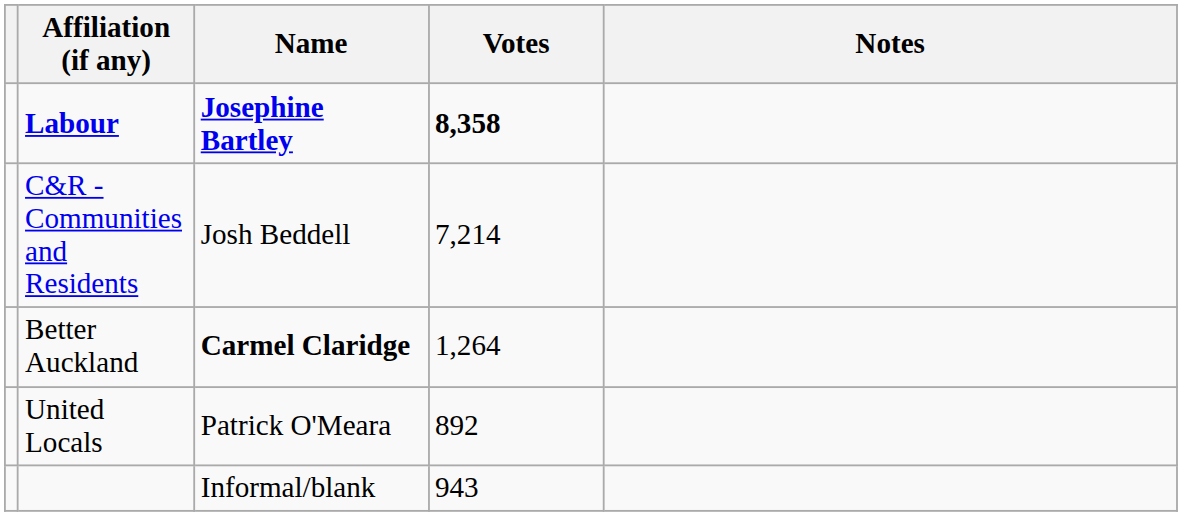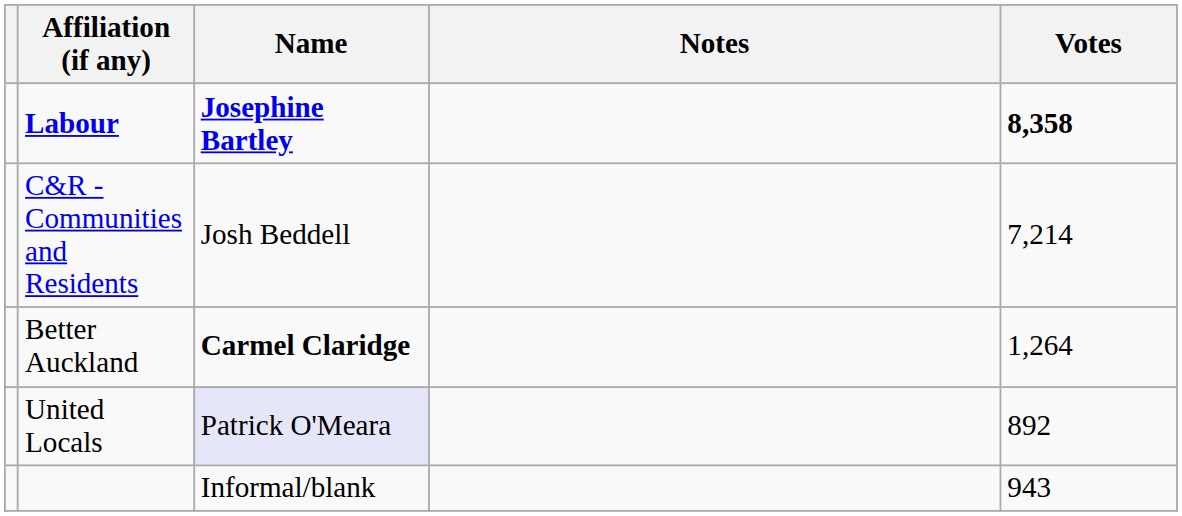columns swapped: (516, 43) <-> (890, 43)
(296, 425) no background -> (296, 425) lavender background
